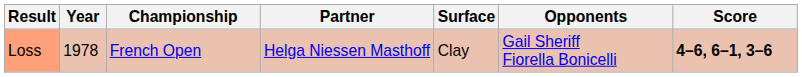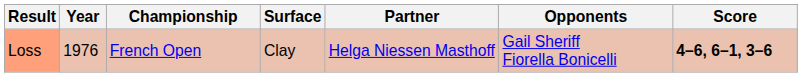columns swapped: (467, 16) <-> (347, 16)
(81, 50) 1978 -> (81, 50) 1976
